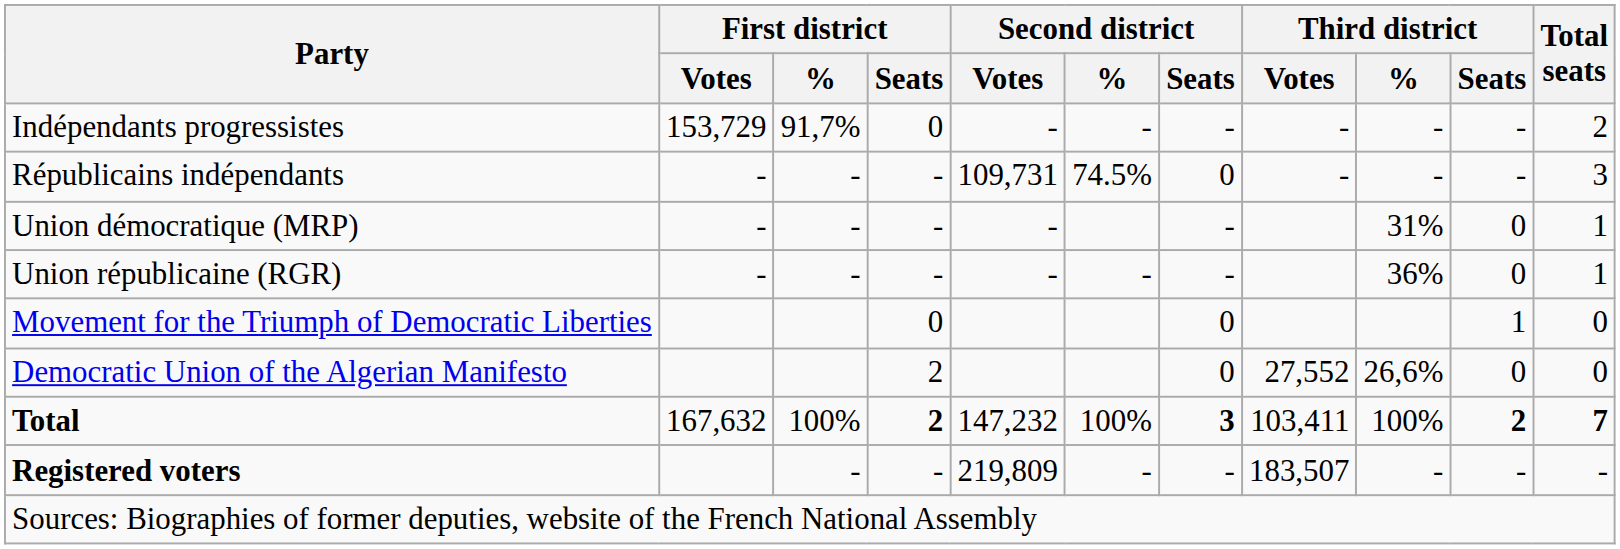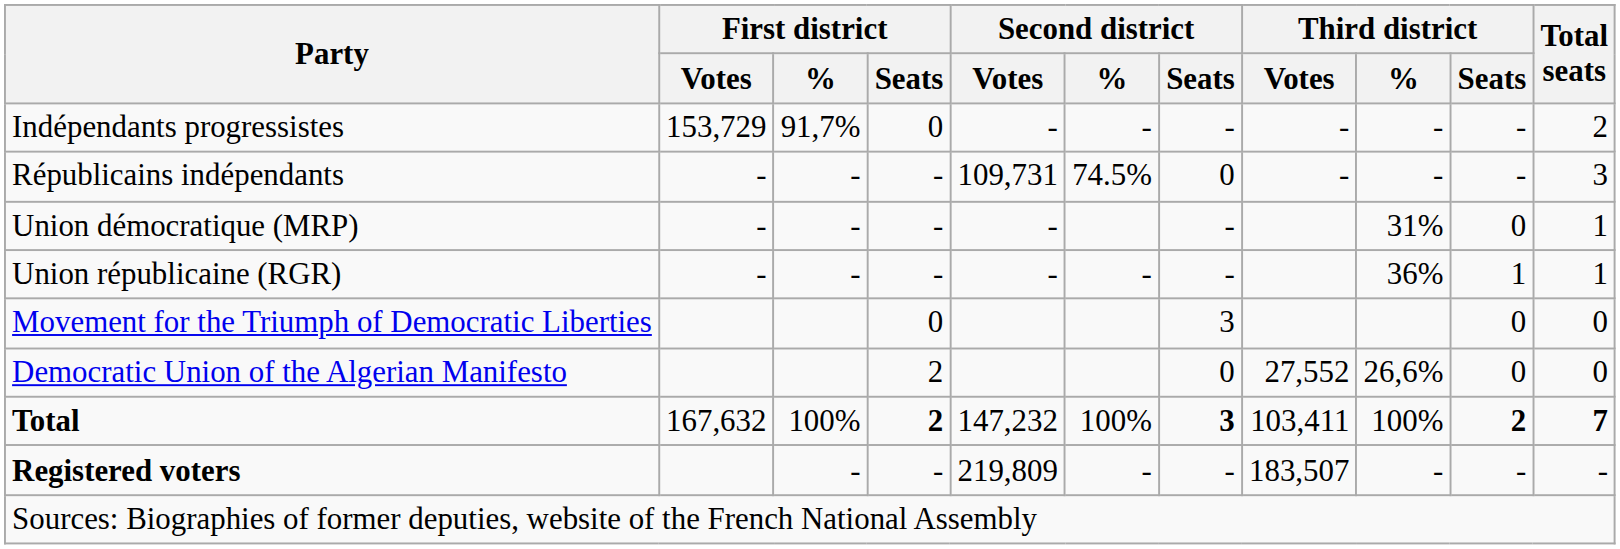(1519, 273) 0 -> (1519, 273) 1
(1227, 322) 0 -> (1227, 322) 3
(1519, 322) 1 -> (1519, 322) 0
